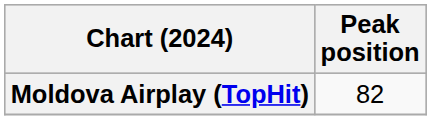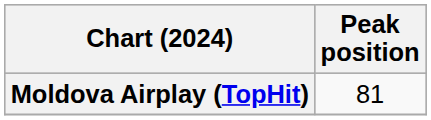(370, 93) 82 -> (370, 93) 81
